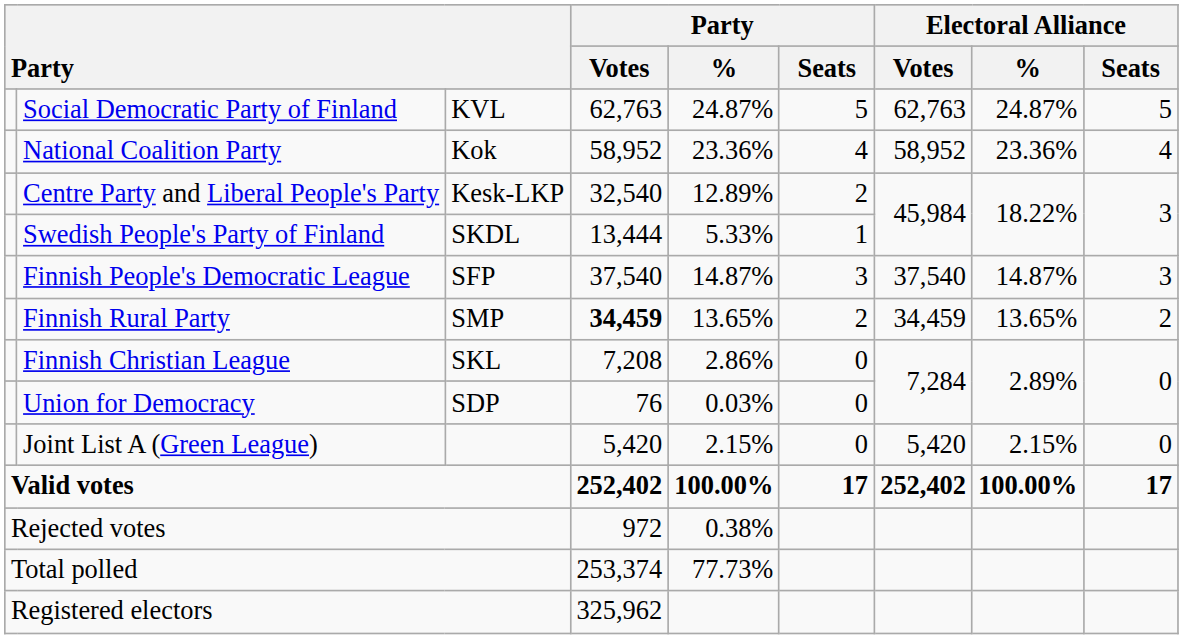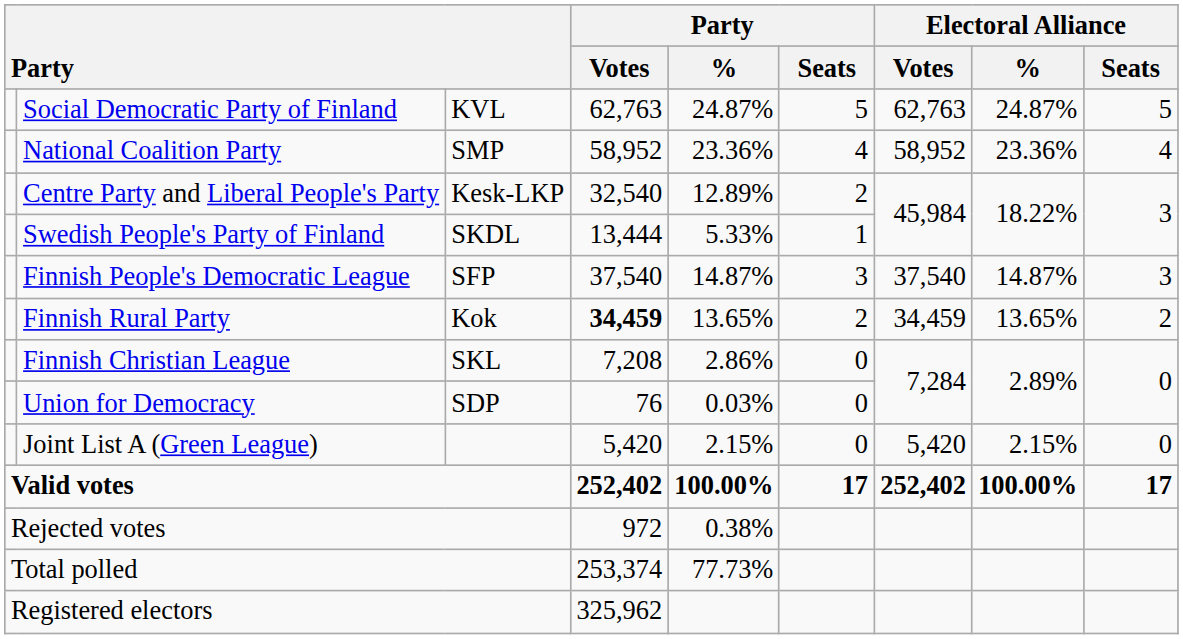(474, 151) Kok -> (478, 151) SMP
(478, 318) SMP -> (474, 318) Kok
